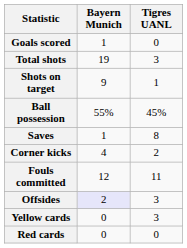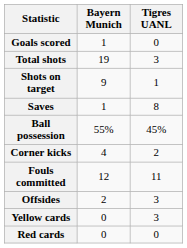rows swapped: (41, 136) <-> (41, 112)
(104, 200) lavender background -> (104, 200) no background
